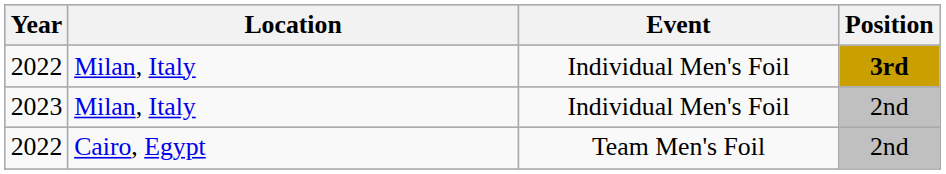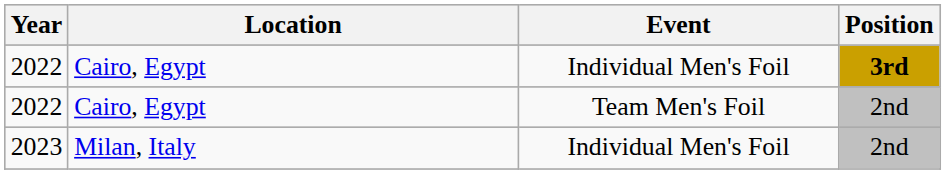(135, 65) Milan, Italy -> (140, 65) Cairo, Egypt
rows swapped: (37, 147) <-> (37, 106)
